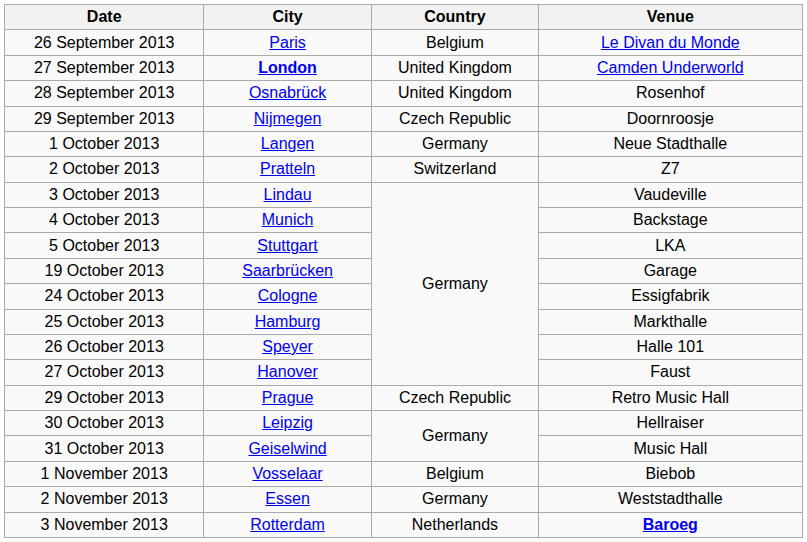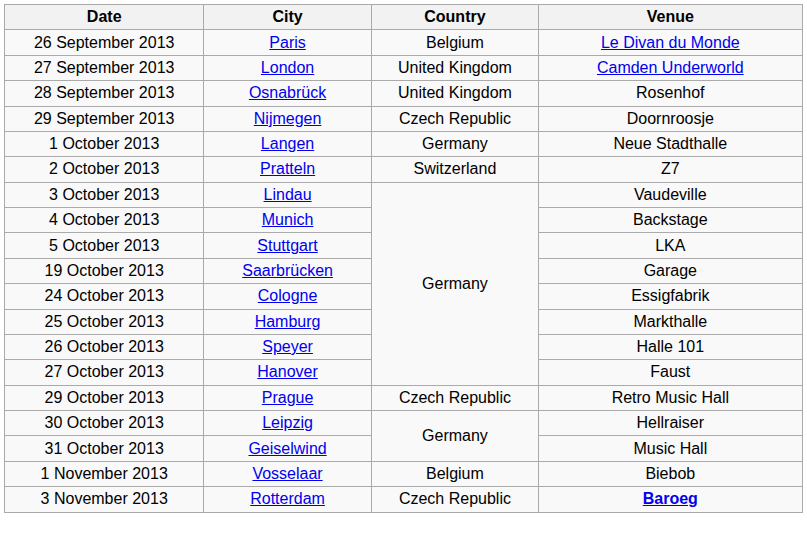(288, 67) bold -> (288, 67) normal
- row: (104, 499)
(455, 524) Netherlands -> (455, 499) Czech Republic
